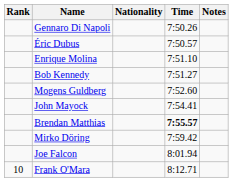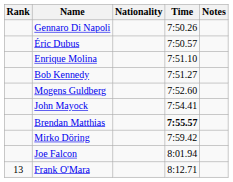(18, 169) 10 -> (18, 169) 13
